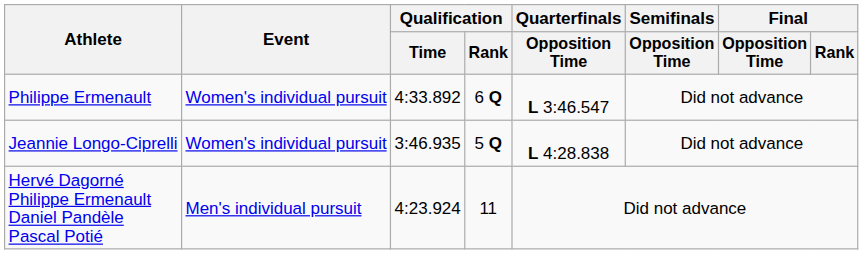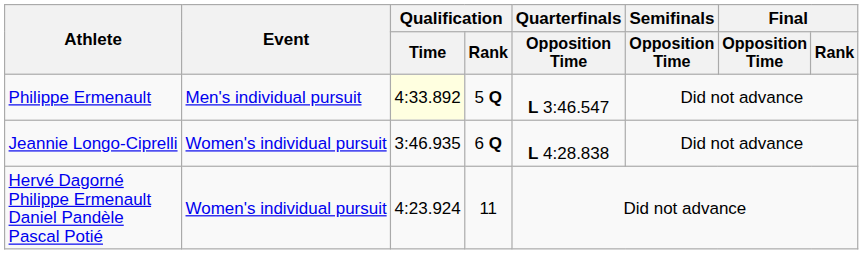(286, 98) Women's individual pursuit -> (274, 98) Men's individual pursuit
(428, 98) no background -> (428, 98) lightyellow background
(488, 98) 6 Q -> (488, 98) 5 Q
(488, 143) 5 Q -> (488, 143) 6 Q
(274, 208) Men's individual pursuit -> (286, 208) Women's individual pursuit
